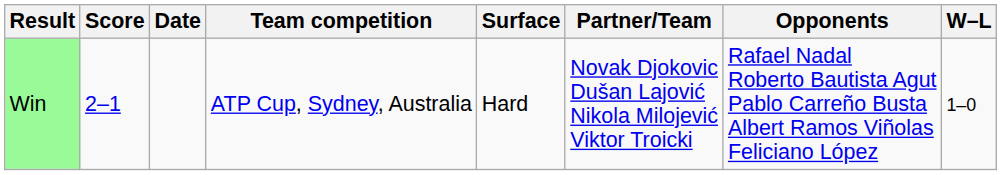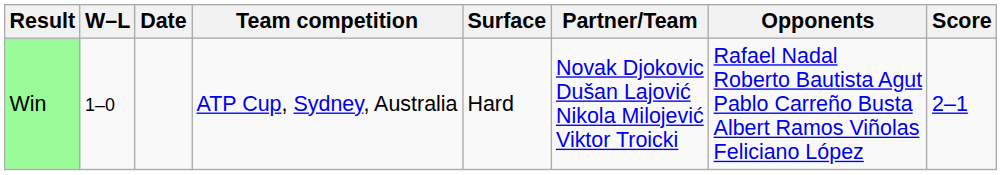columns swapped: (969, 21) <-> (115, 21)
